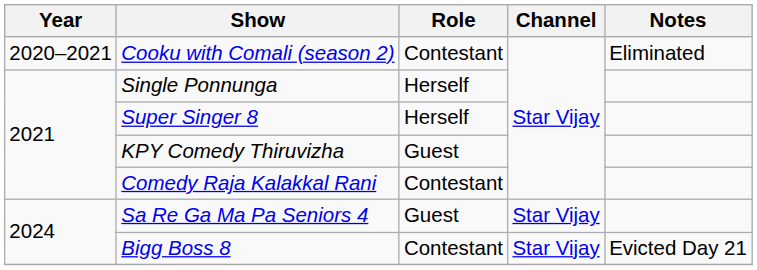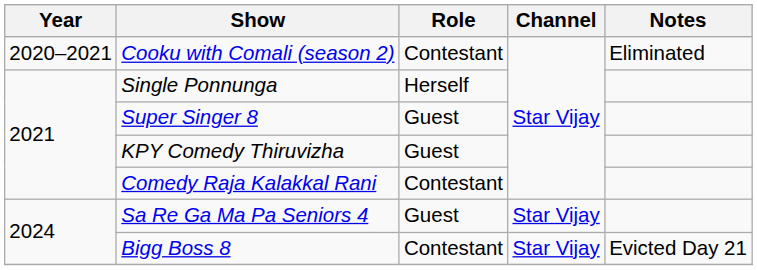(436, 118) Herself -> (431, 118) Guest
